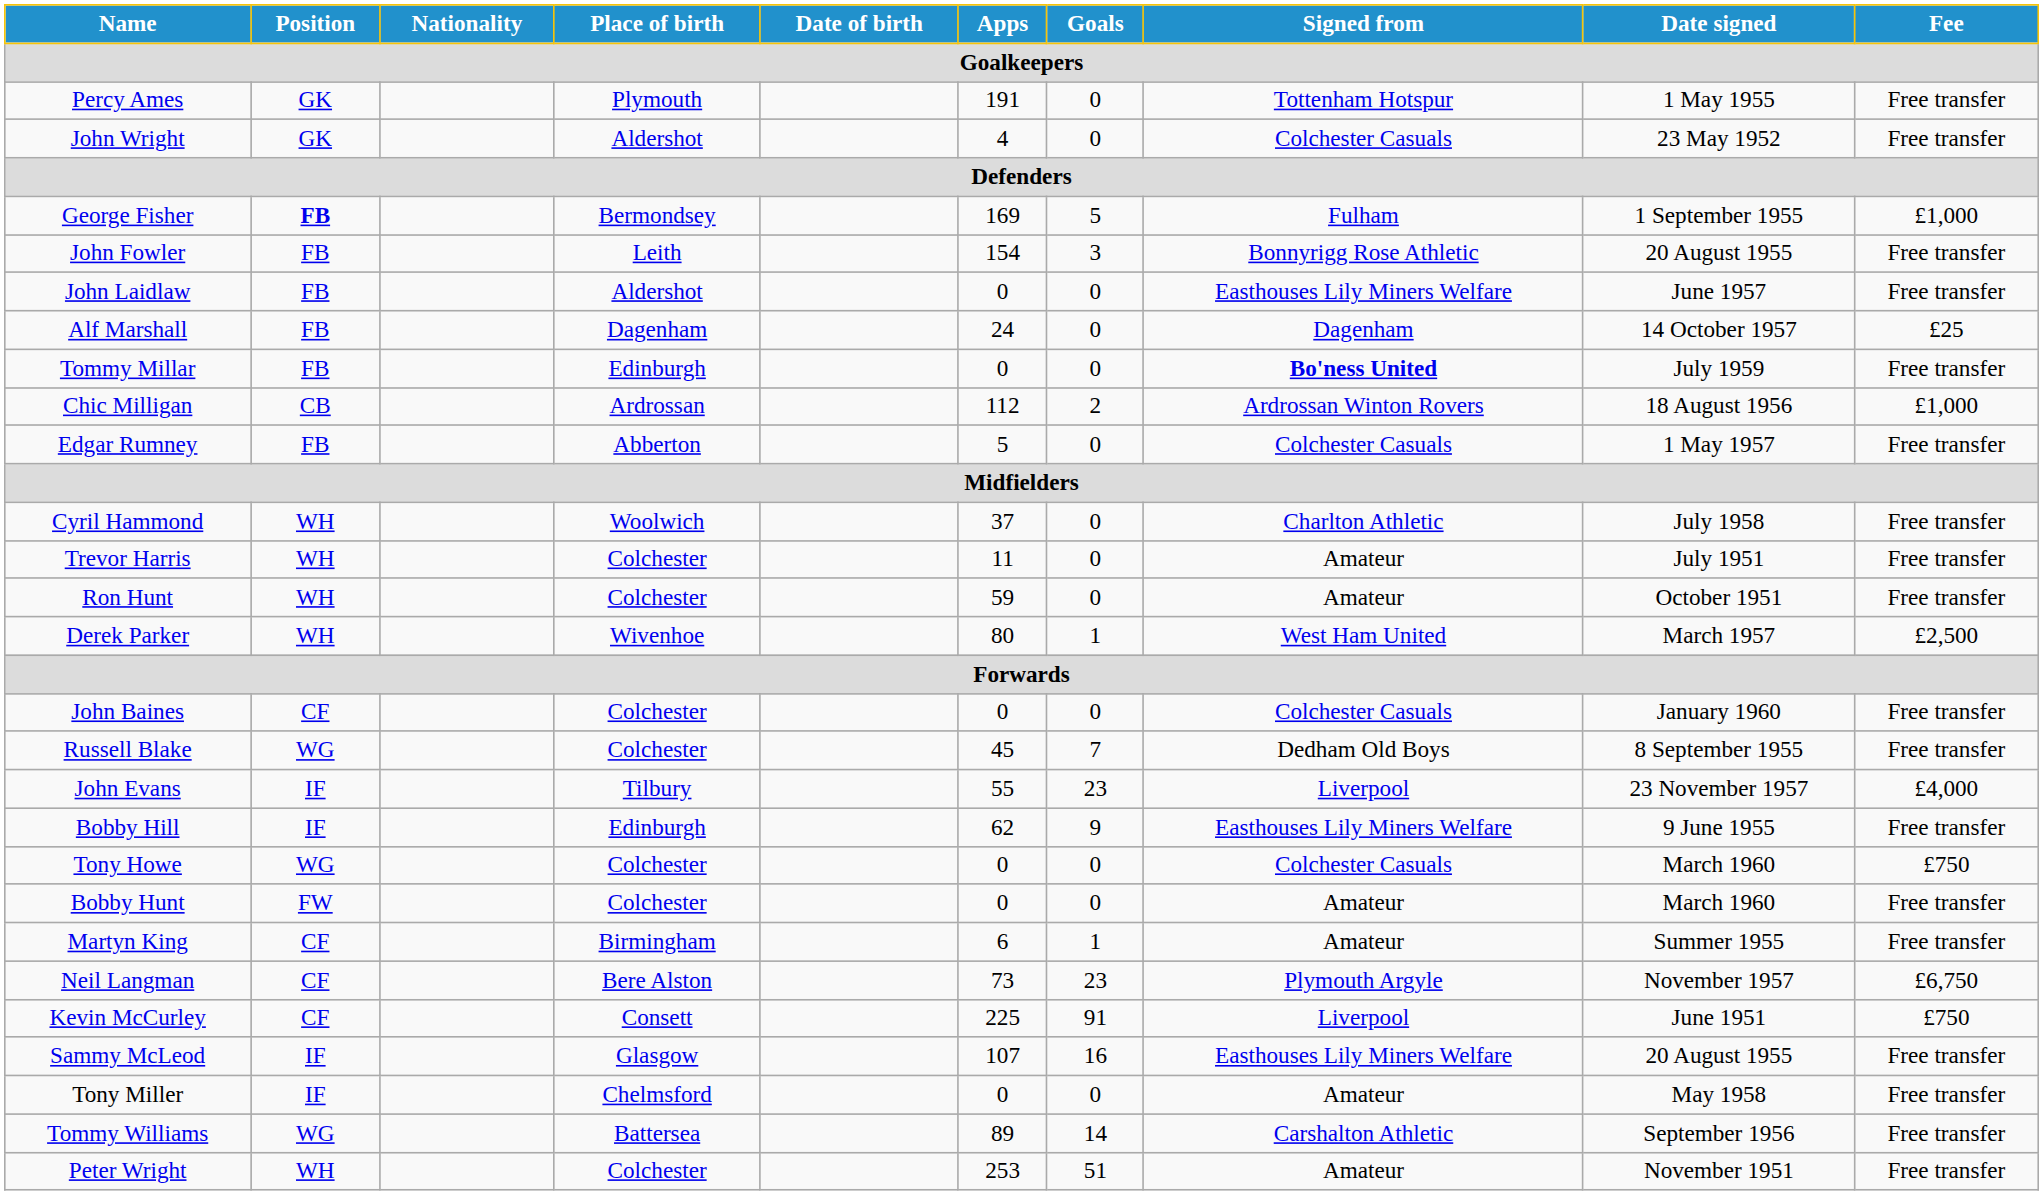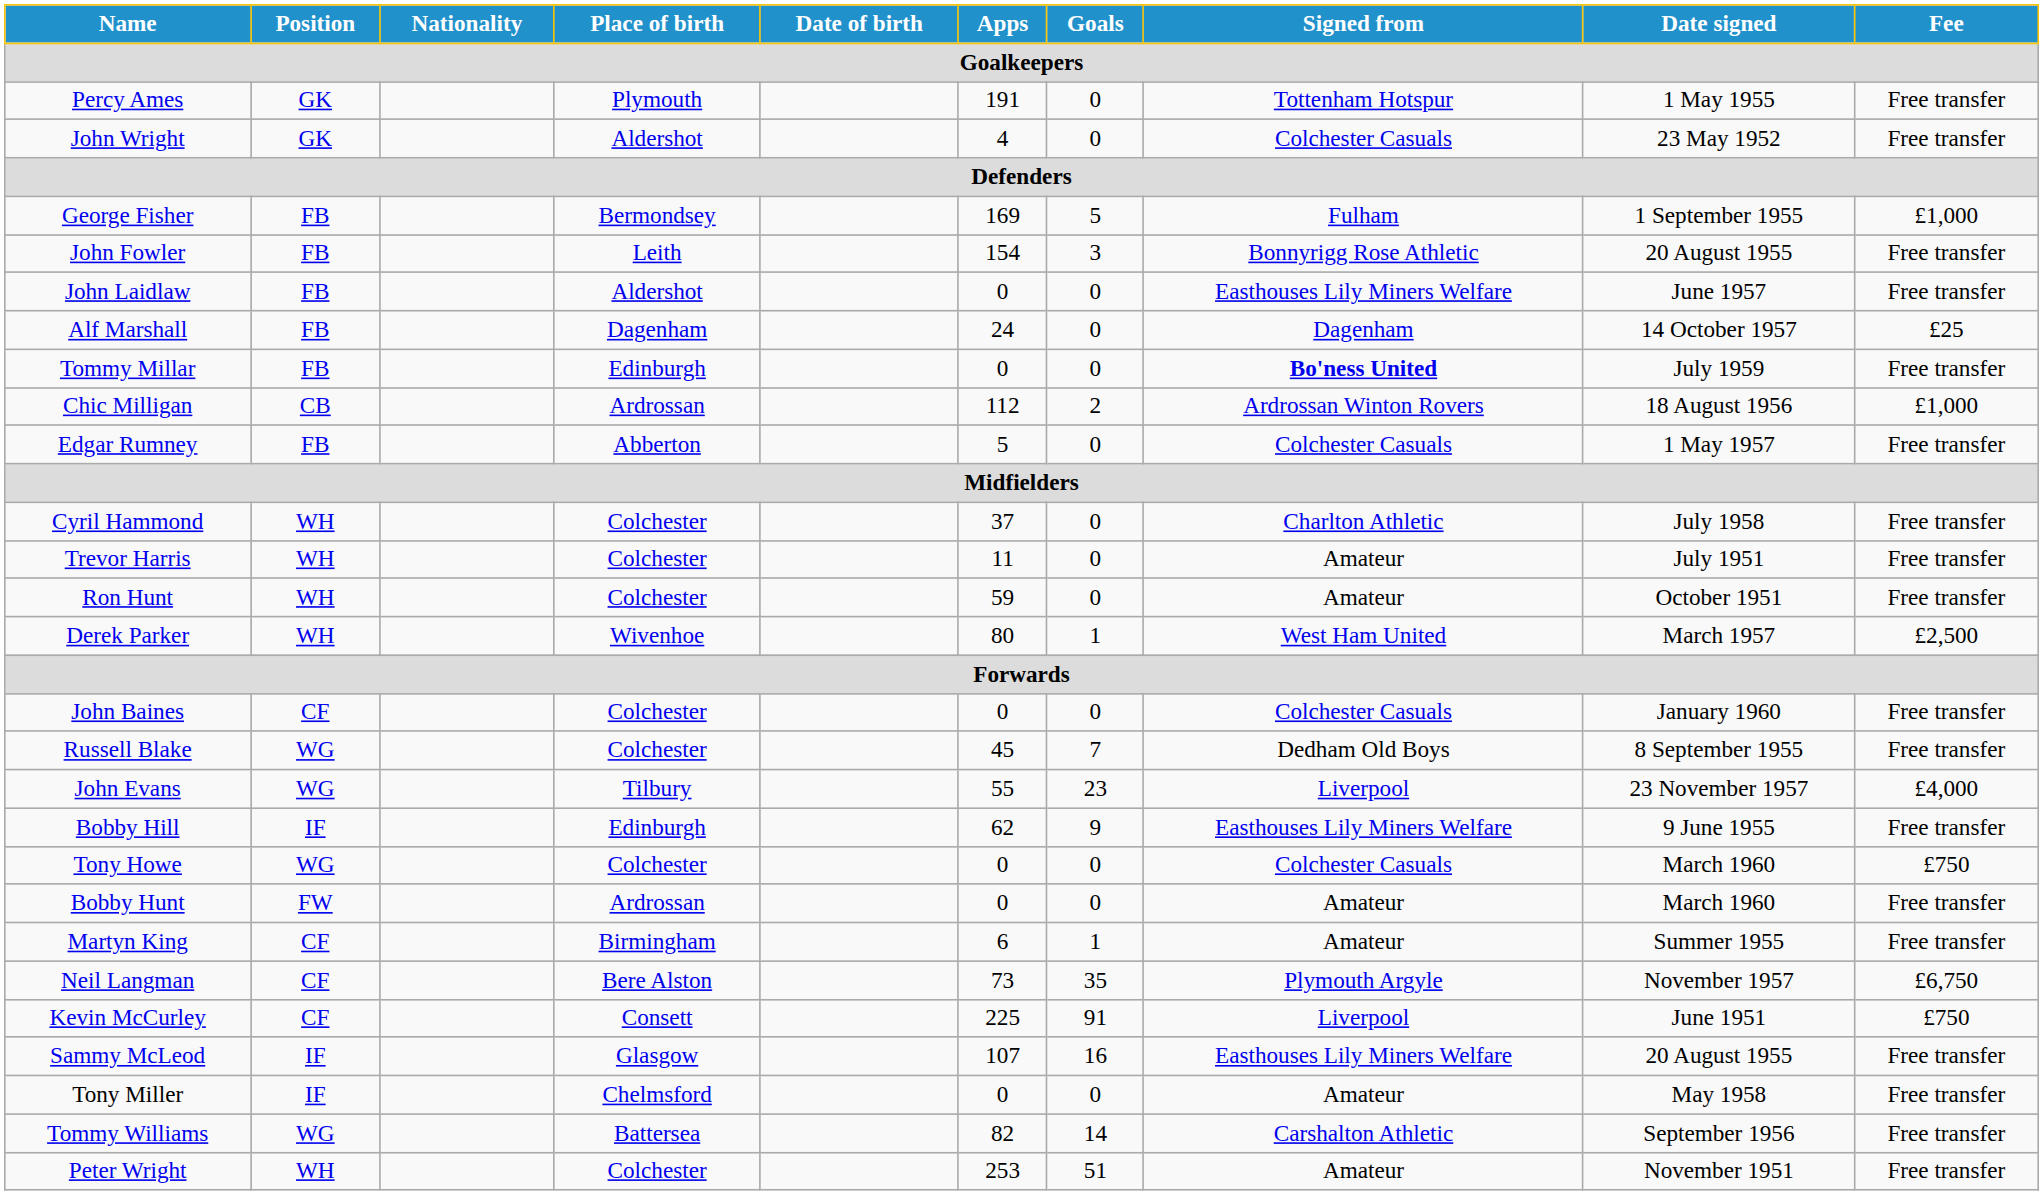(315, 215) bold -> (315, 215) normal
(657, 521) Woolwich -> (657, 521) Colchester
(315, 788) IF -> (315, 788) WG
(657, 903) Colchester -> (657, 903) Ardrossan
(1095, 979) 23 -> (1095, 979) 35
(1003, 1132) 89 -> (1003, 1132) 82
